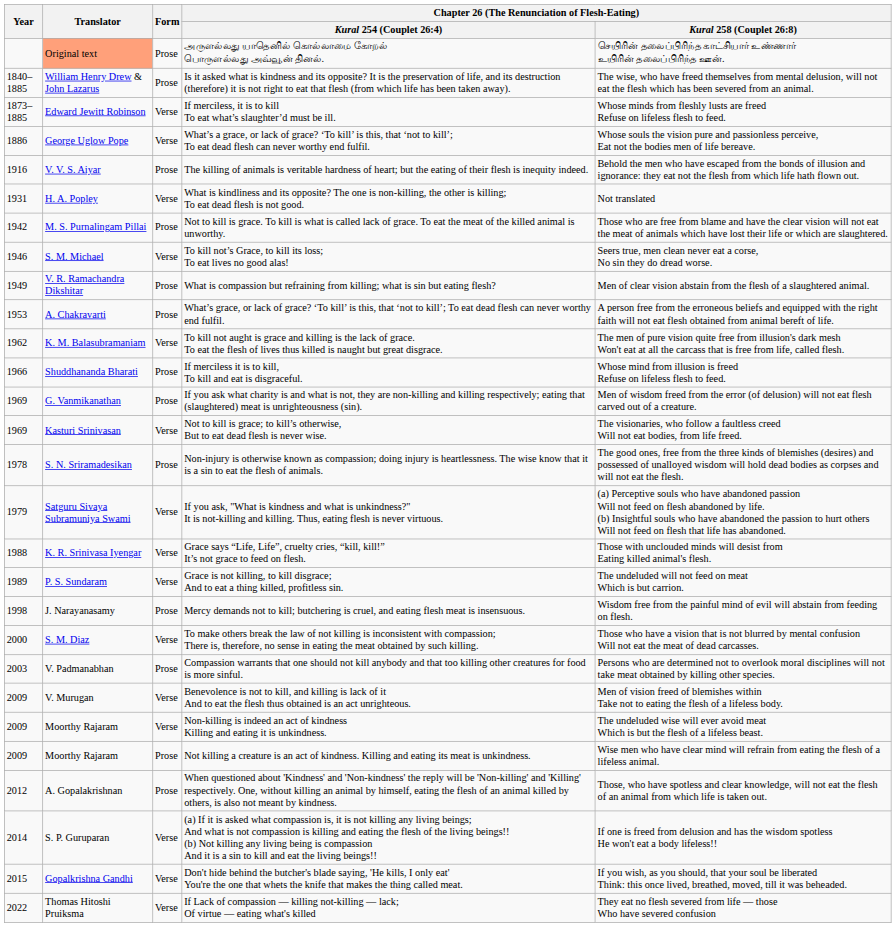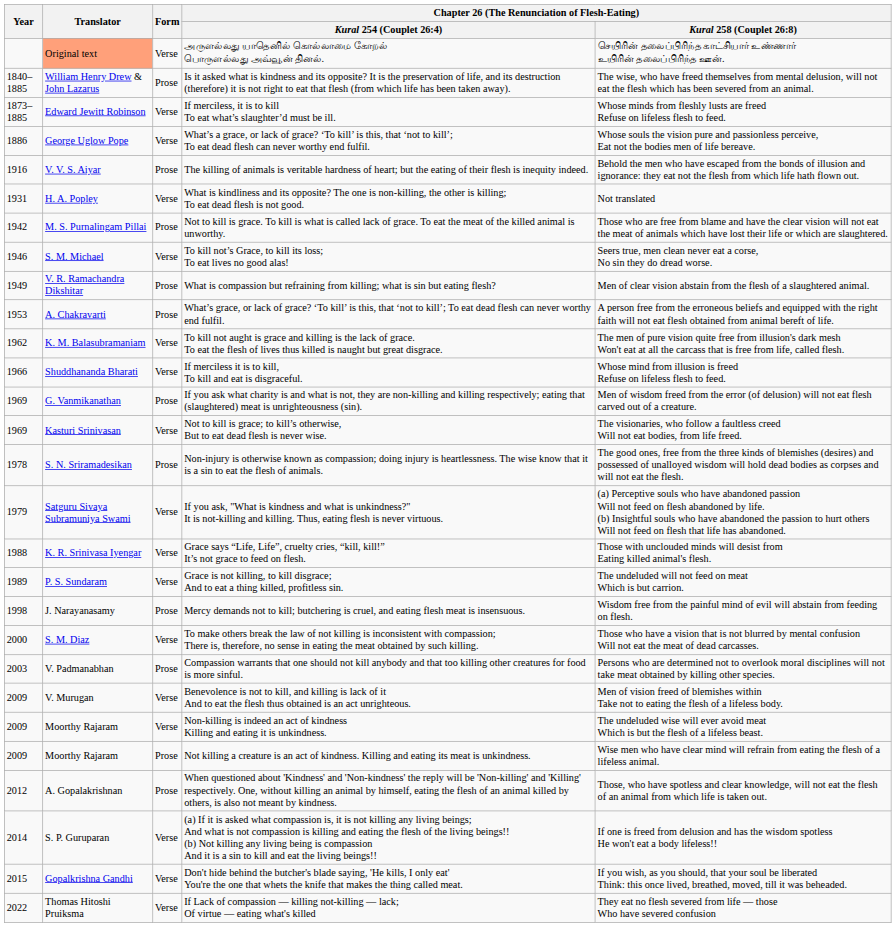(166, 53) Prose -> (166, 53) Verse
(166, 372) Prose -> (166, 372) Verse
